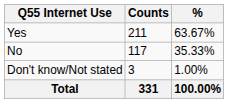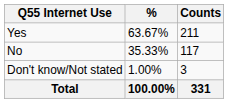columns swapped: (148, 13) <-> (198, 13)
